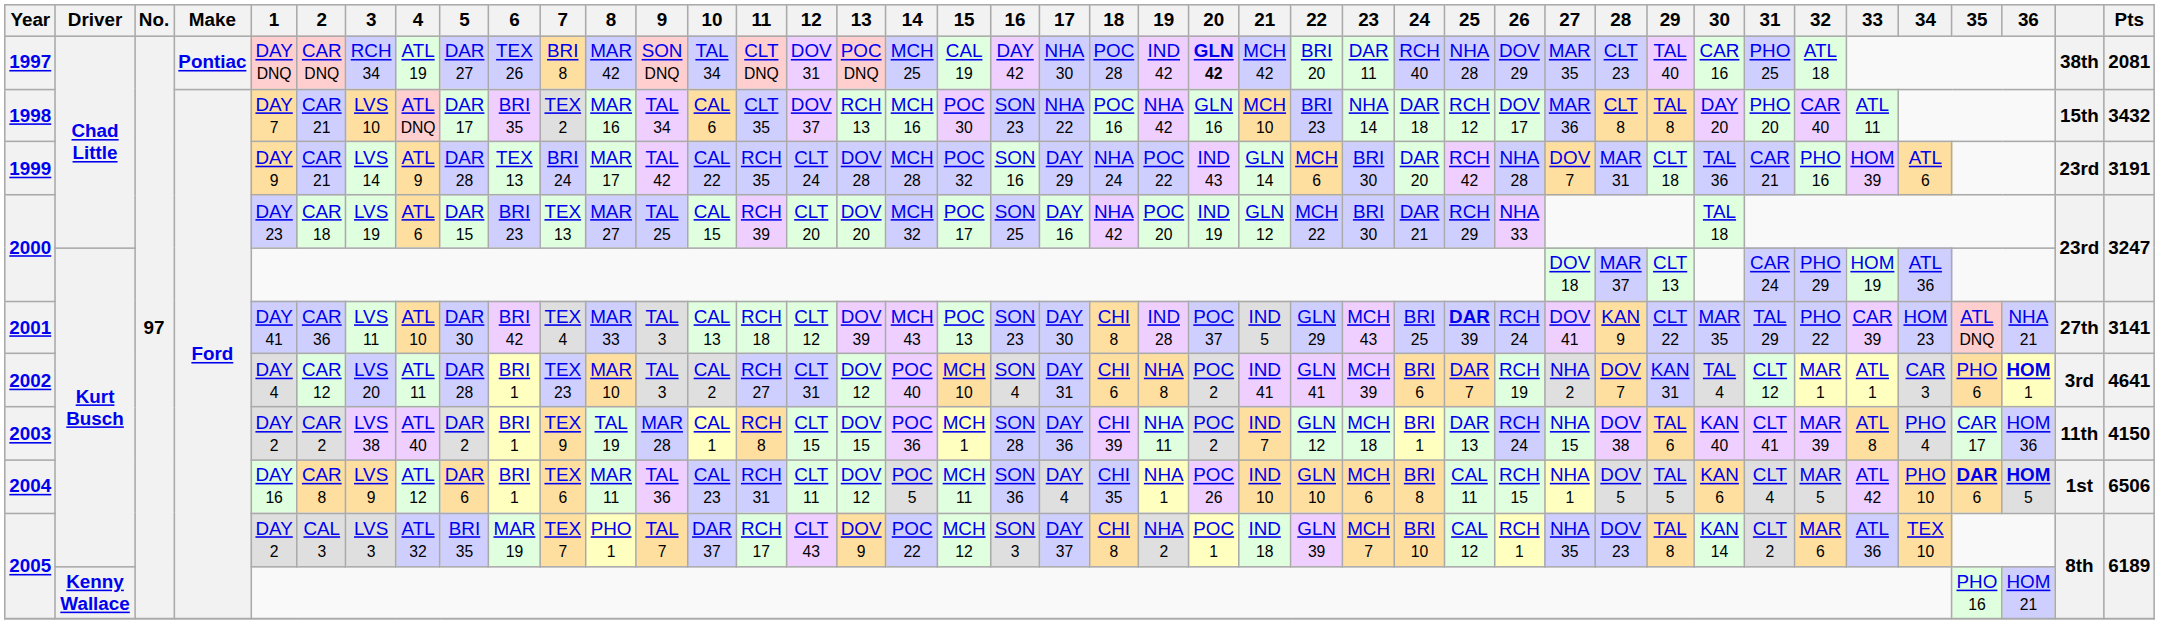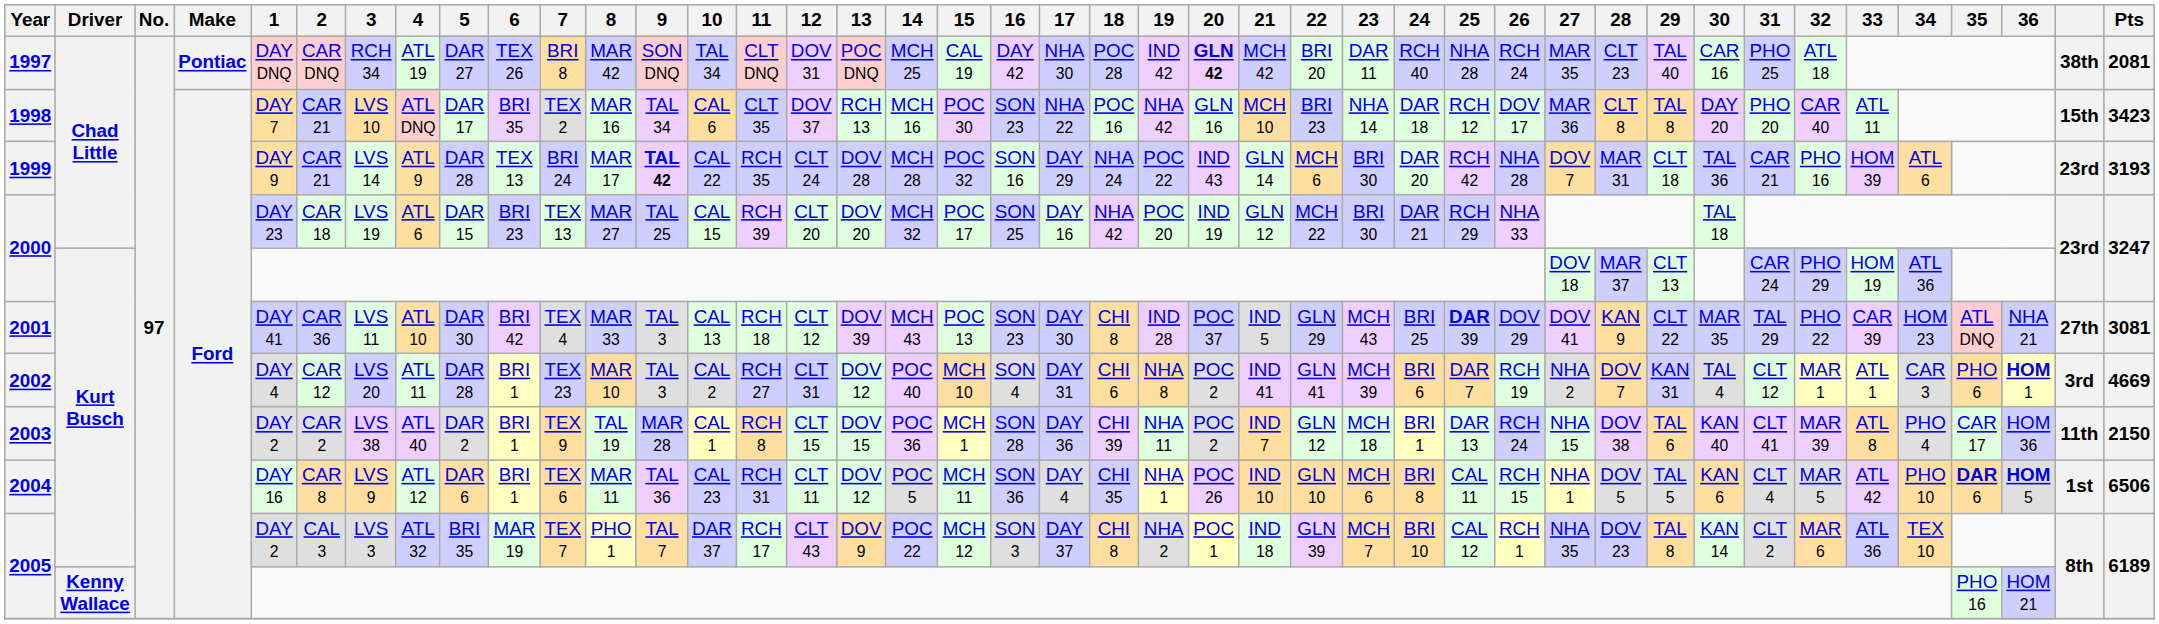(1519, 62) DOV 29 -> (1519, 62) RCH 24
(2129, 115) 3432 -> (2129, 115) 3423
(662, 168) normal -> (662, 168) bold
(2129, 168) 3191 -> (2129, 168) 3193
(1519, 327) RCH 24 -> (1519, 327) DOV 29
(2129, 328) 3141 -> (2129, 328) 3081
(2129, 381) 4641 -> (2129, 381) 4669
(2129, 434) 4150 -> (2129, 434) 2150
